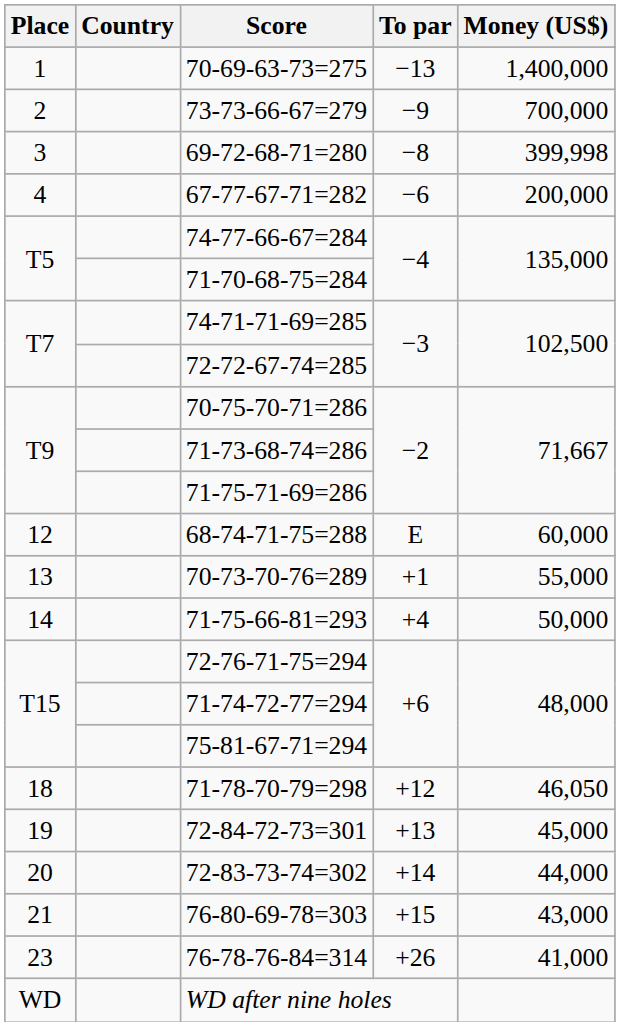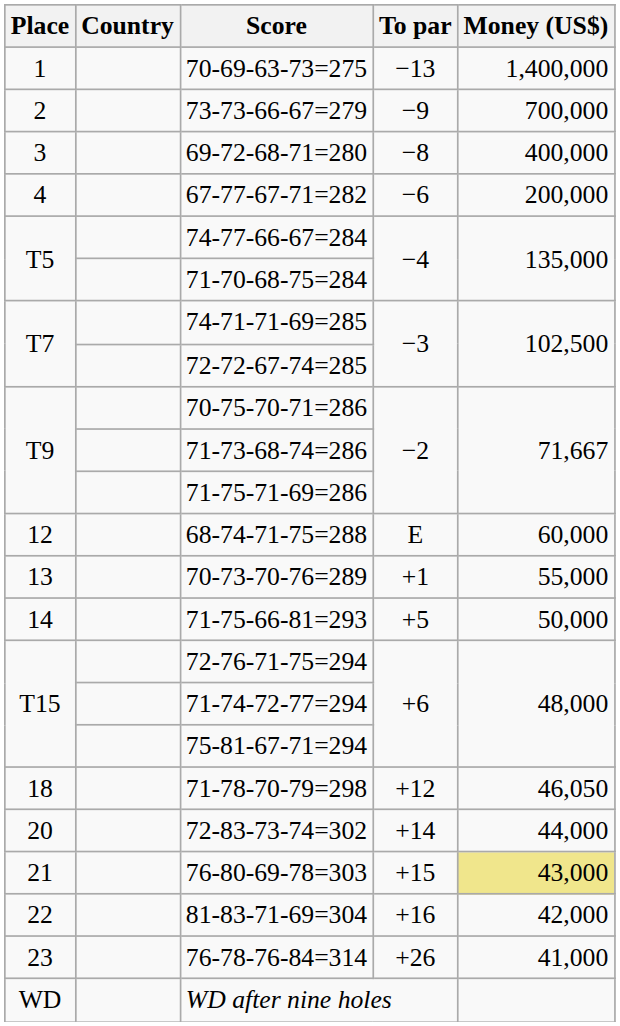(567, 152) 399,998 -> (567, 152) 400,000
(415, 618) +4 -> (415, 618) +5
- row: (276, 830)
(573, 915) no background -> (573, 872) khaki background
+ row: (276, 915)
